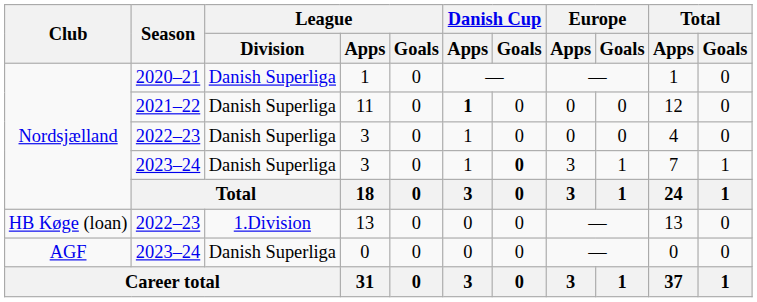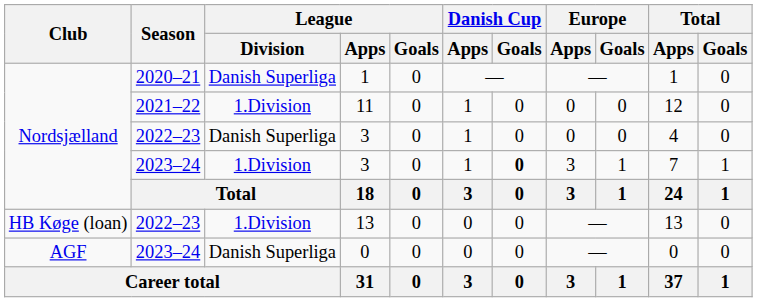(272, 106) Danish Superliga -> (272, 106) 1.Division
(468, 106) bold -> (468, 106) normal
(272, 164) Danish Superliga -> (272, 164) 1.Division
